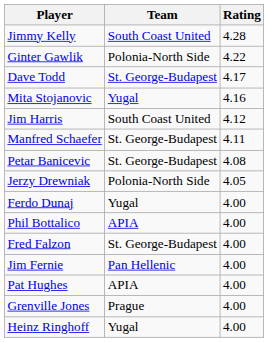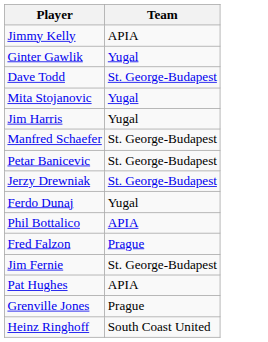- column: (242, 14)
(159, 35) South Coast United -> (123, 35) APIA
(159, 56) Polonia-North Side -> (123, 56) Yugal
(159, 118) South Coast United -> (123, 118) Yugal
(159, 181) Polonia-North Side -> (162, 181) St. George-Budapest
(162, 243) St. George-Budapest -> (126, 243) Prague
(142, 264) Pan Hellenic -> (162, 264) St. George-Budapest
(123, 327) Yugal -> (159, 327) South Coast United
